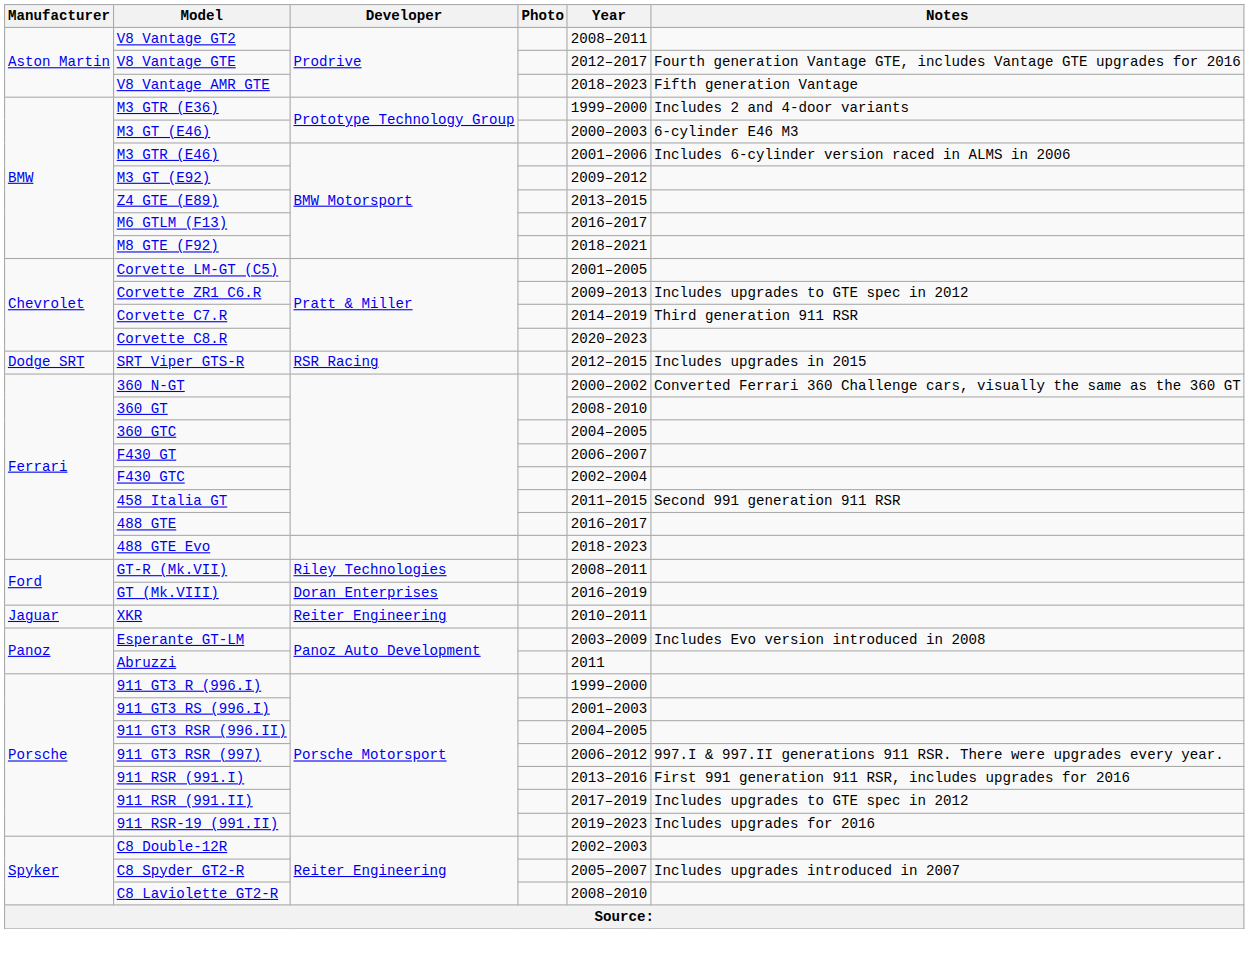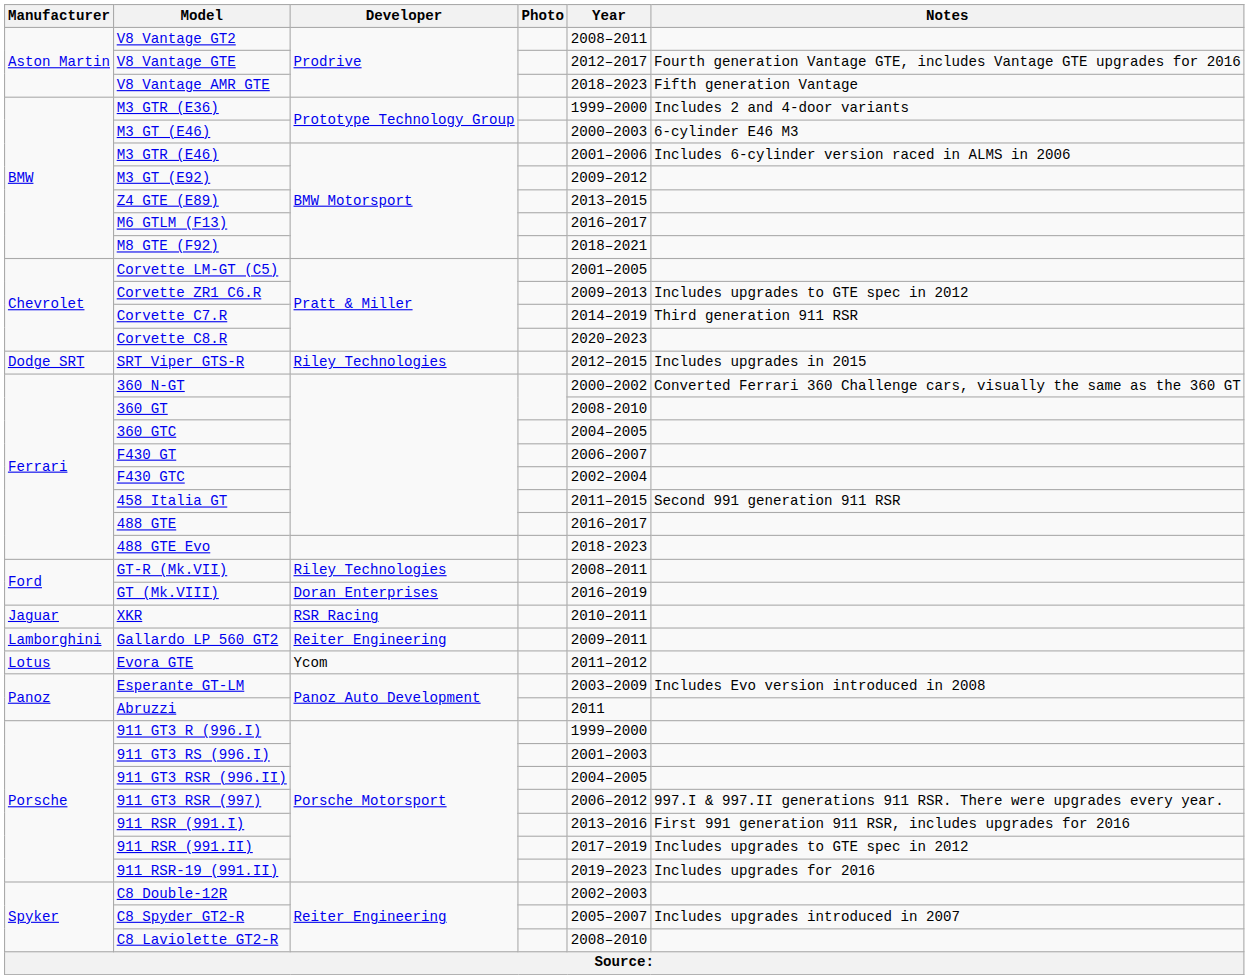(336, 363) RSR Racing -> (370, 363) Riley Technologies
(370, 617) Reiter Engineering -> (336, 617) RSR Racing
+ row: (198, 640)
+ row: (155, 663)
